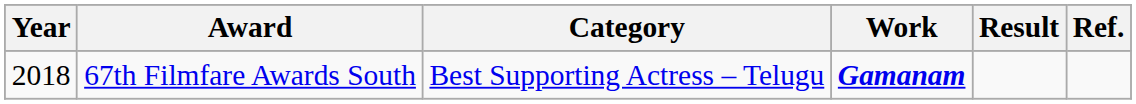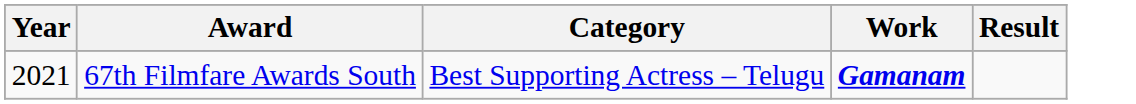- column: (1098, 27)
(41, 74) 2018 -> (41, 74) 2021
